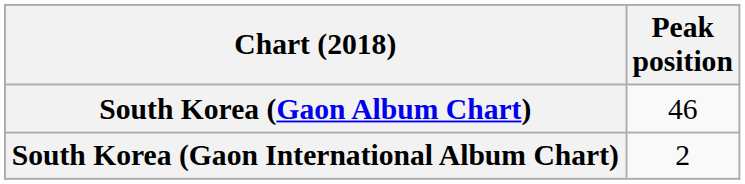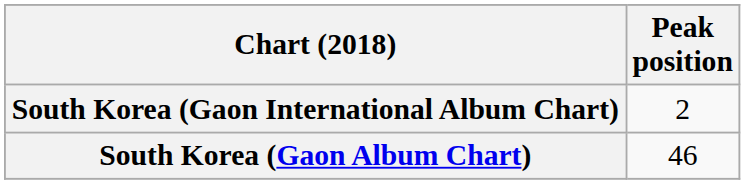rows swapped: (315, 108) <-> (315, 155)
